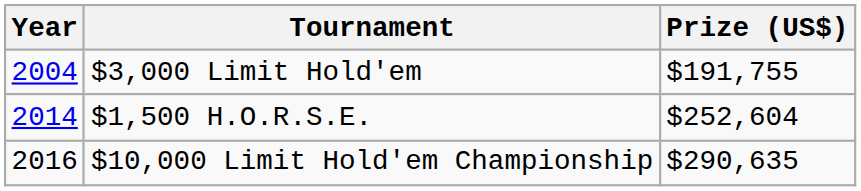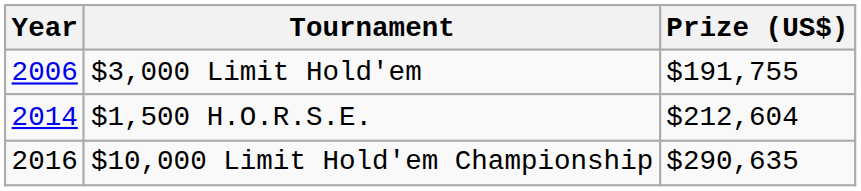(45, 72) 2004 -> (45, 72) 2006
(733, 117) $252,604 -> (733, 117) $212,604
